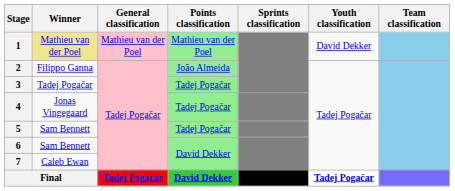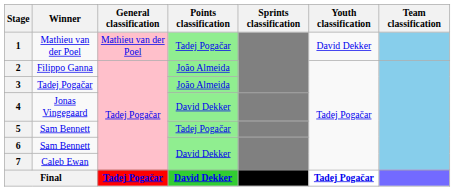(65, 46) khaki background -> (65, 46) no background
(203, 46) Mathieu van der Poel -> (203, 46) Tadej Pogačar
(203, 85) Tadej Pogačar -> (203, 85) João Almeida
(203, 107) Tadej Pogačar -> (203, 107) David Dekker
